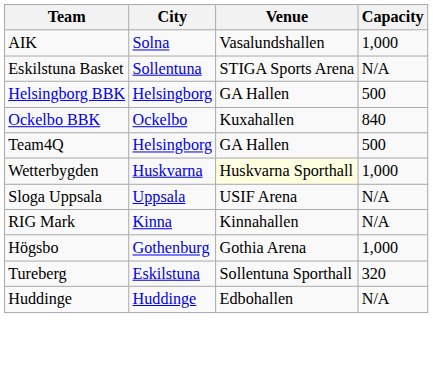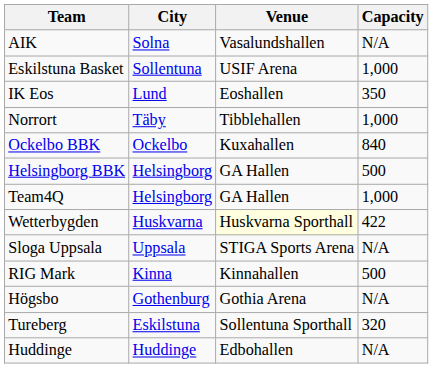(380, 42) 1,000 -> (376, 42) N/A
(287, 68) STIGA Sports Arena -> (258, 68) USIF Arena
(376, 68) N/A -> (380, 68) 1,000
+ row: (31, 94)
+ row: (32, 119)
rows swapped: (67, 94) <-> (54, 119)
(374, 145) 500 -> (380, 196) 1,000
(380, 171) 1,000 -> (374, 222) 422
(258, 196) USIF Arena -> (287, 247) STIGA Sports Arena
(376, 222) N/A -> (374, 273) 500
(380, 247) 1,000 -> (376, 299) N/A
